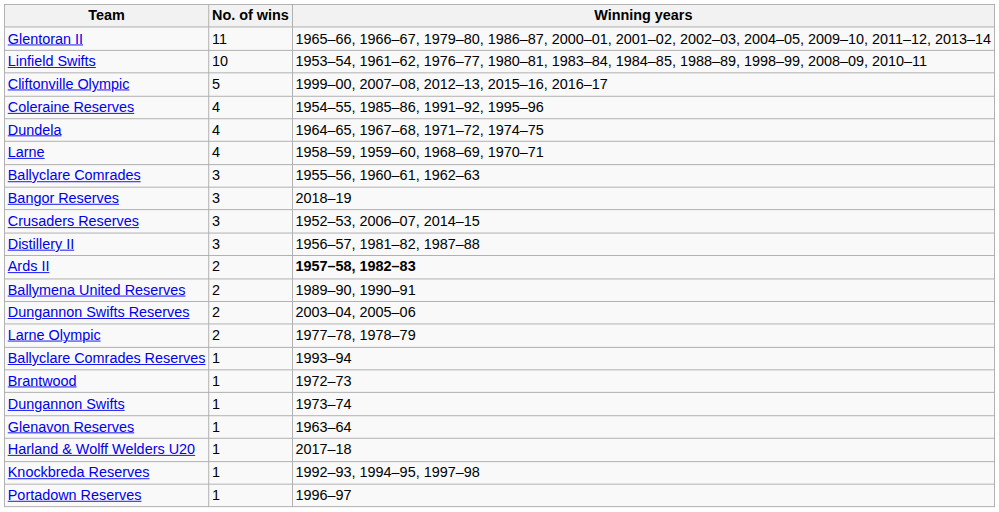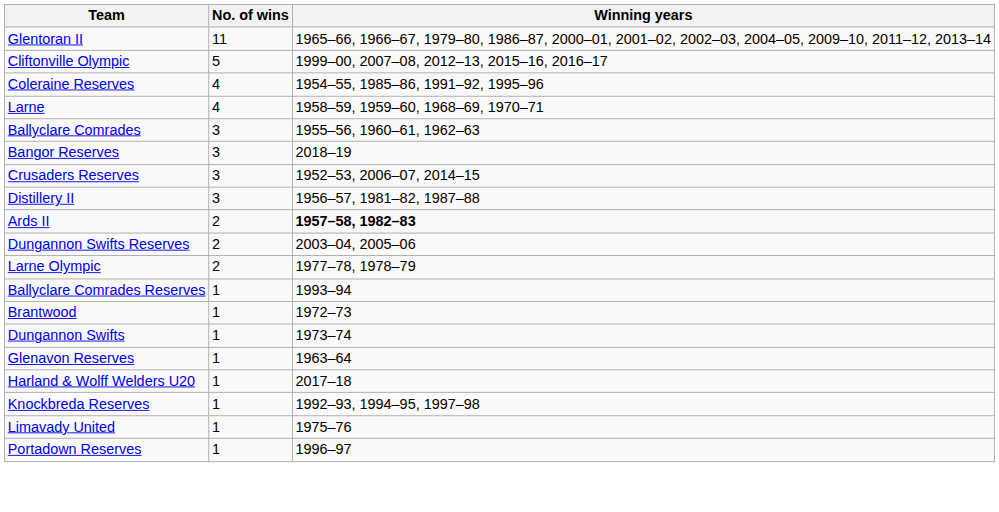- row: (52, 61)
- row: (35, 130)
- row: (97, 289)
+ row: (61, 426)
